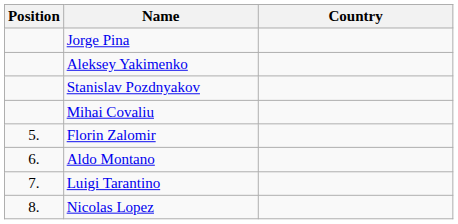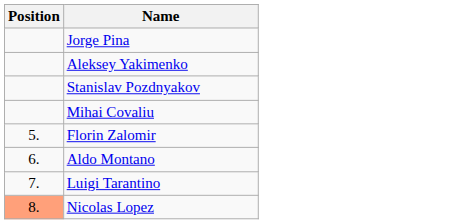- column: (356, 16)
(34, 207) no background -> (34, 207) lightsalmon background
